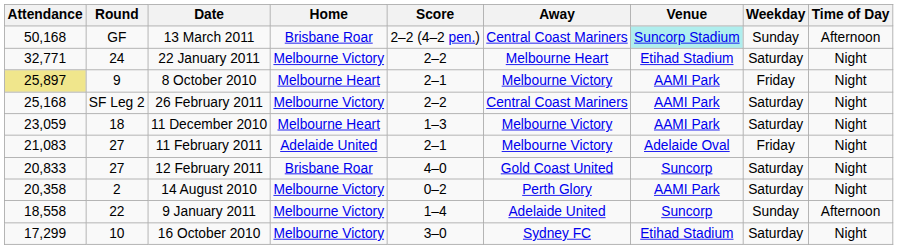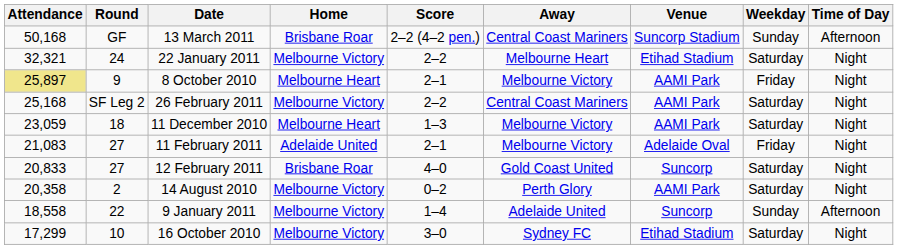(687, 37) paleturquoise background -> (687, 37) no background
(45, 59) 32,771 -> (45, 59) 32,321
